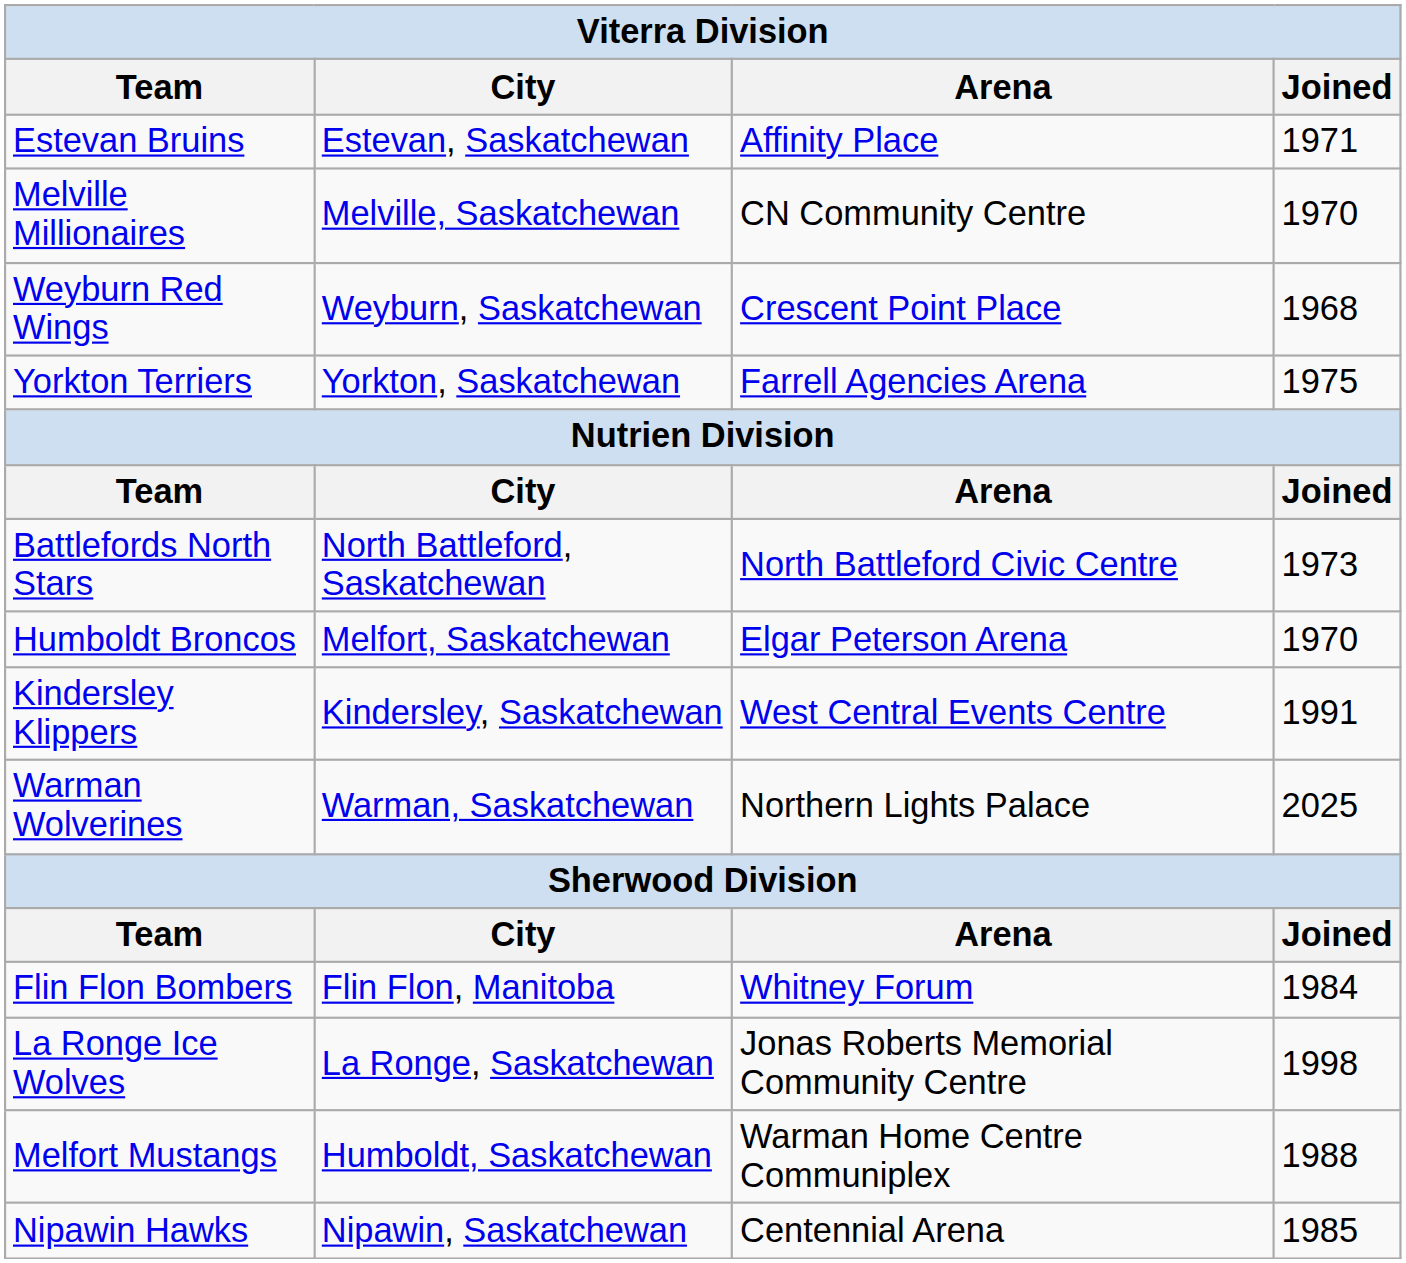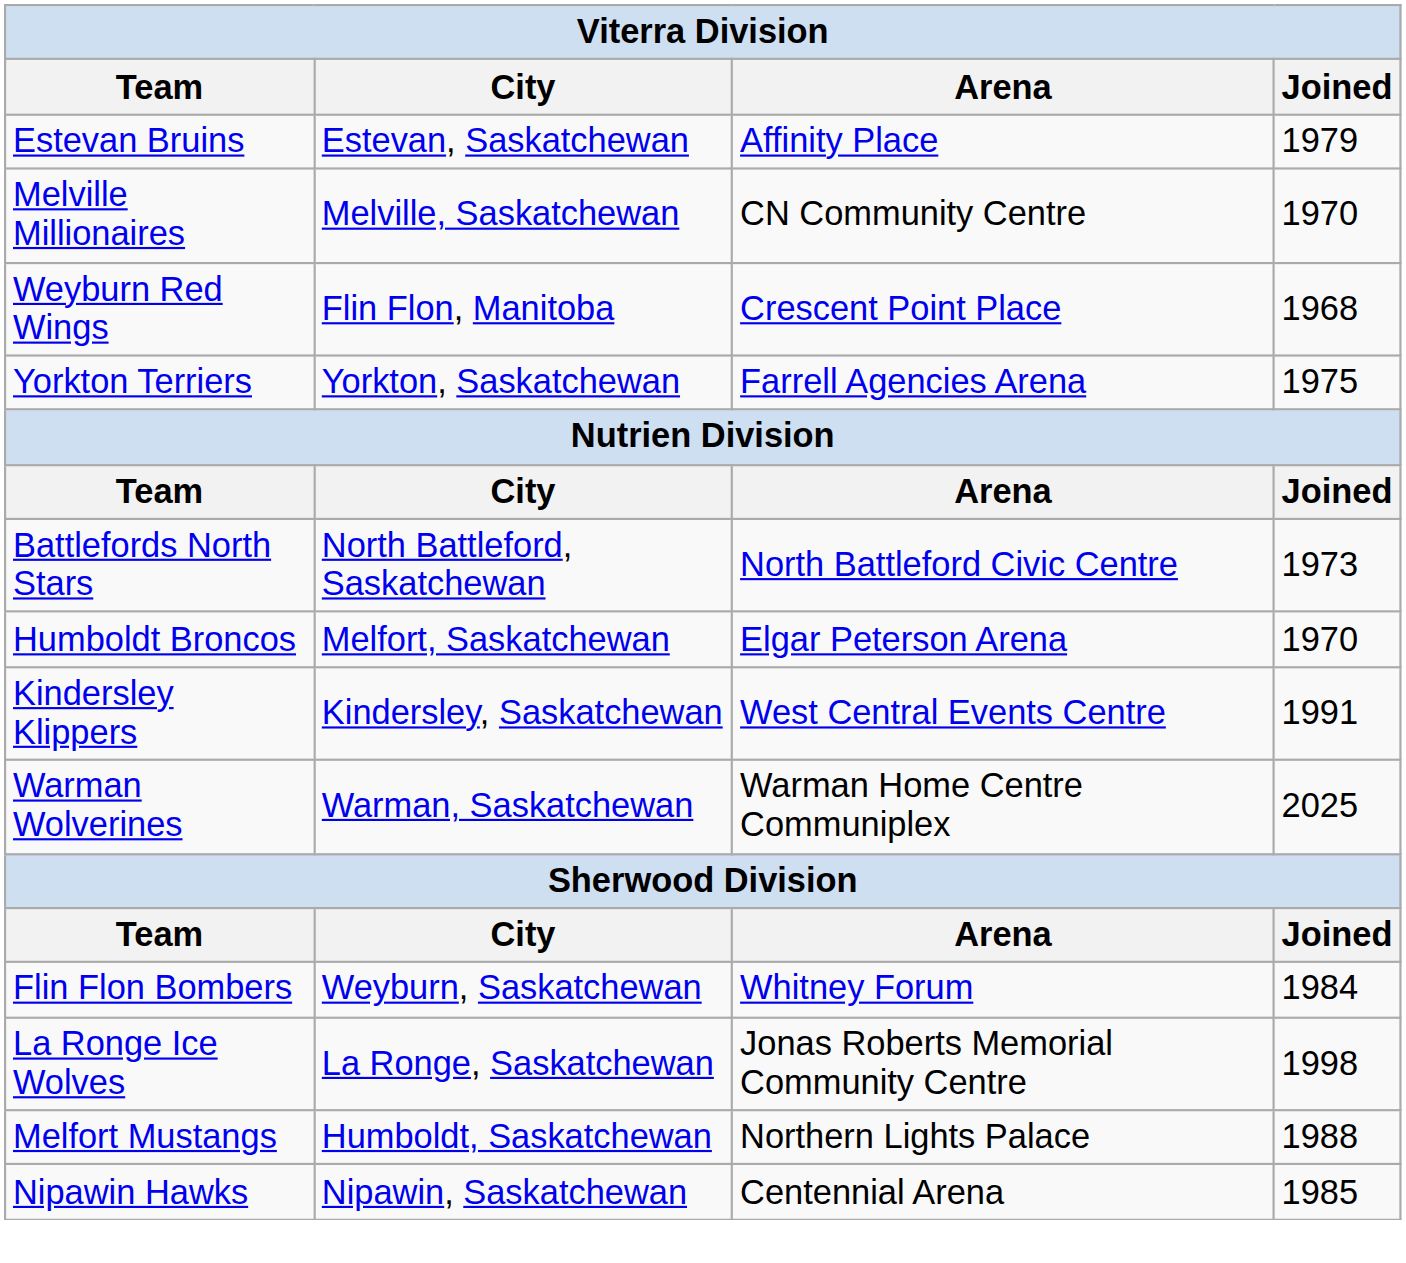(1320, 140) 1971 -> (1320, 140) 1979
(512, 308) Weyburn, Saskatchewan -> (468, 308) Flin Flon, Manitoba
(915, 806) Northern Lights Palace -> (912, 806) Warman Home Centre Communiplex
(468, 989) Flin Flon, Manitoba -> (512, 989) Weyburn, Saskatchewan
(912, 1156) Warman Home Centre Communiplex -> (915, 1136) Northern Lights Palace
